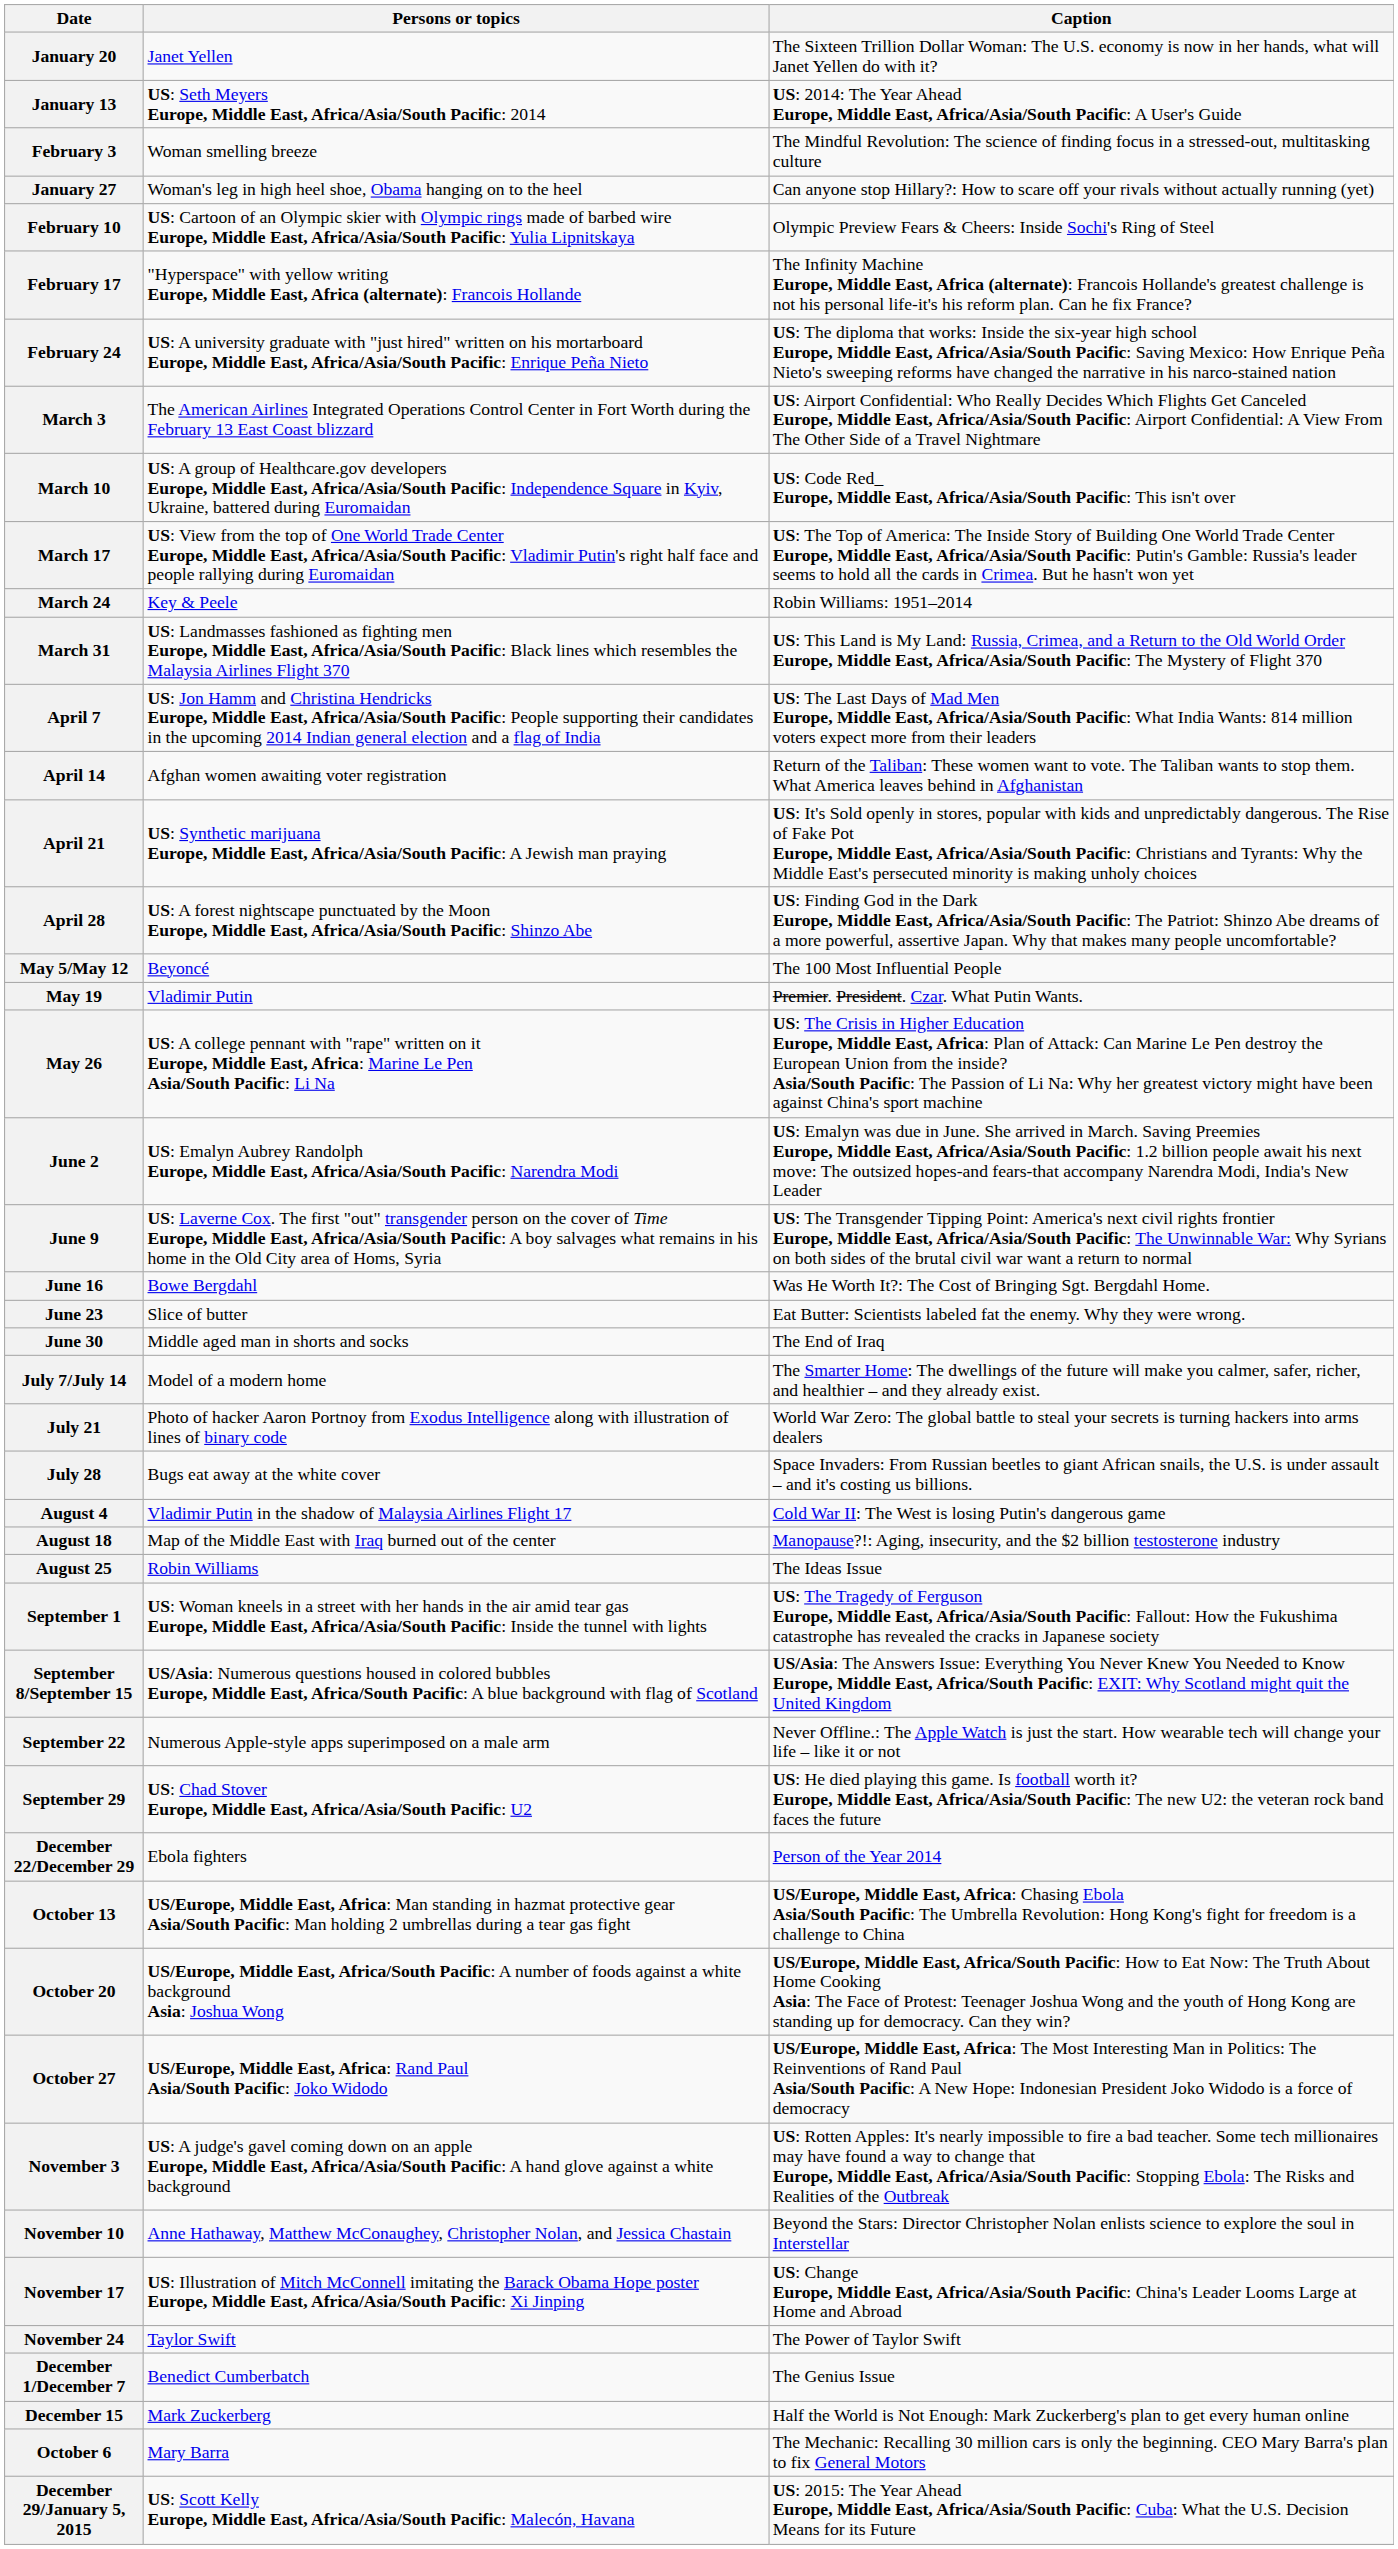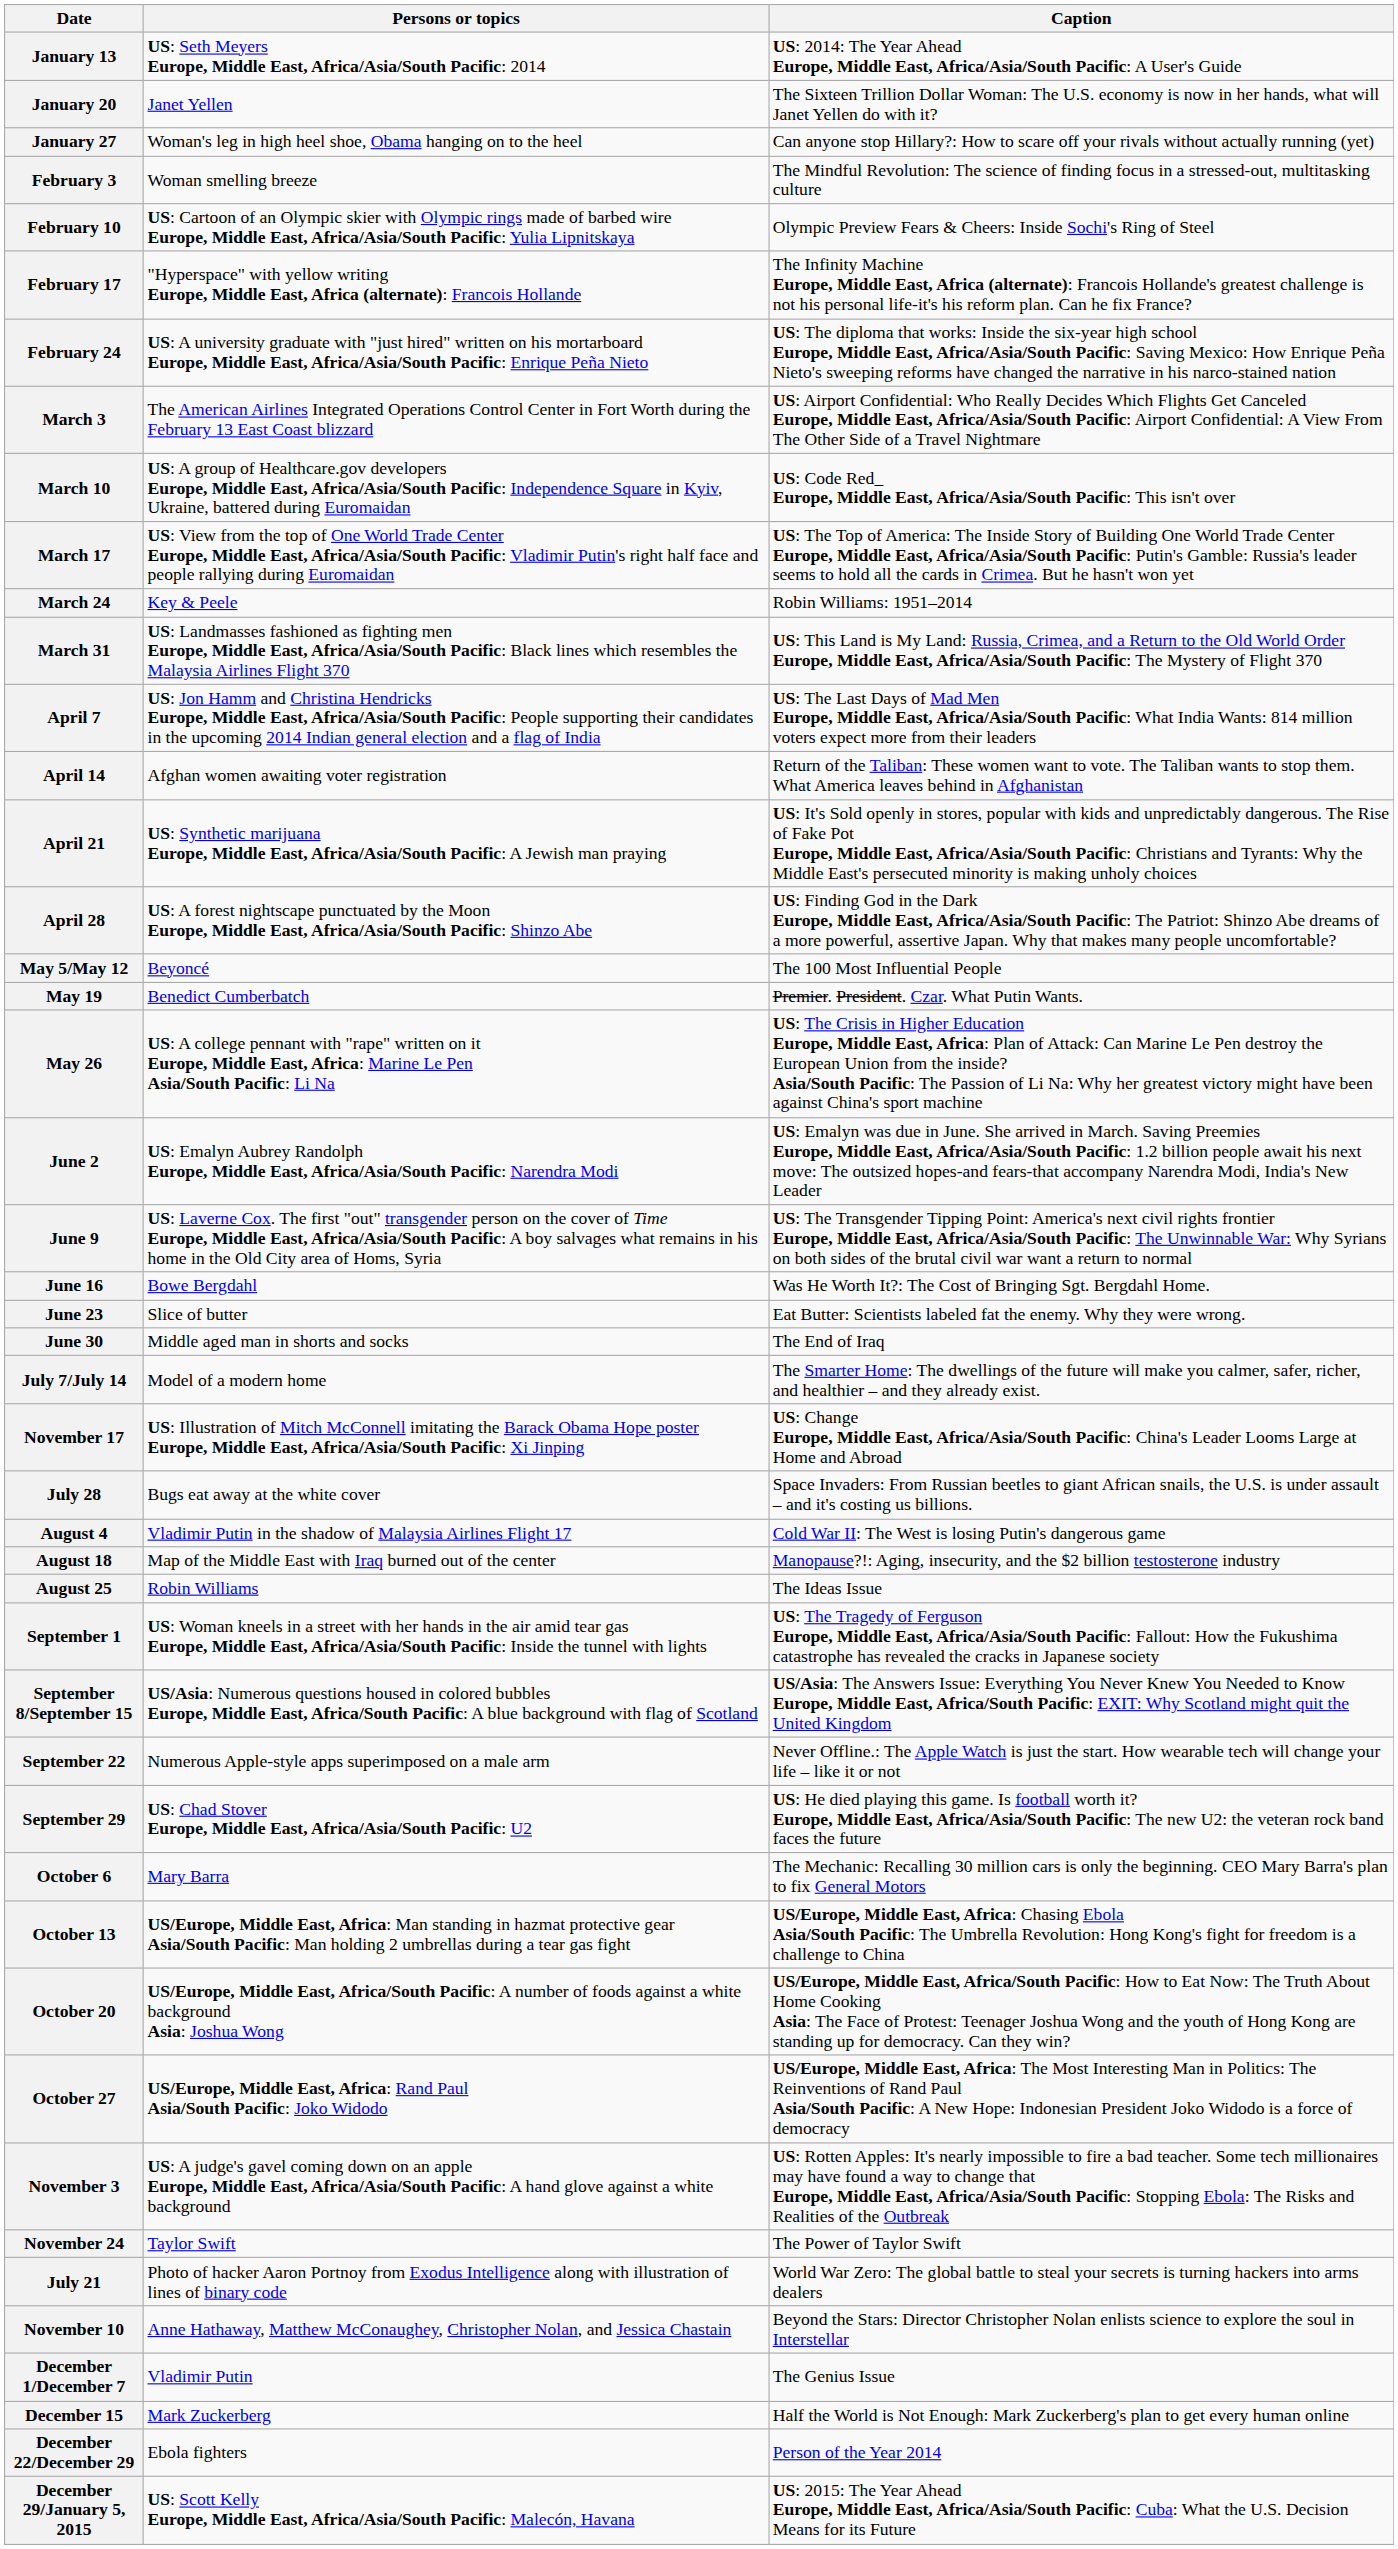rows swapped: (74, 103) <-> (74, 56)
rows swapped: (74, 189) <-> (74, 151)
(200, 996) Vladimir Putin -> (228, 996) Benedict Cumberbatch
rows swapped: (74, 1427) <-> (74, 2291)
rows swapped: (74, 2452) <-> (74, 1856)
rows swapped: (74, 2233) <-> (74, 2339)
(228, 2376) Benedict Cumberbatch -> (200, 2376) Vladimir Putin
